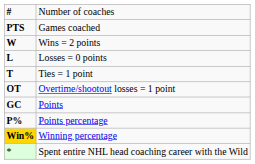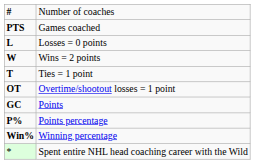rows swapped: (69, 43) <-> (73, 58)
(20, 136) gold background -> (20, 136) no background
